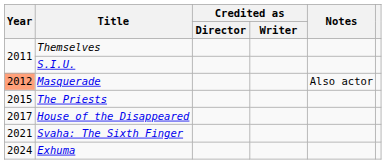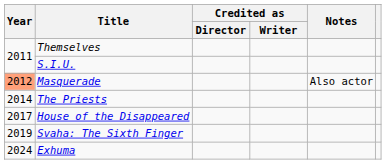(20, 99) 2015 -> (20, 99) 2014
(20, 133) 2021 -> (20, 133) 2019
